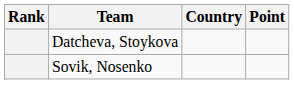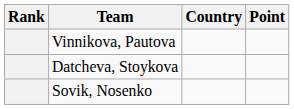+ row: (114, 41)
